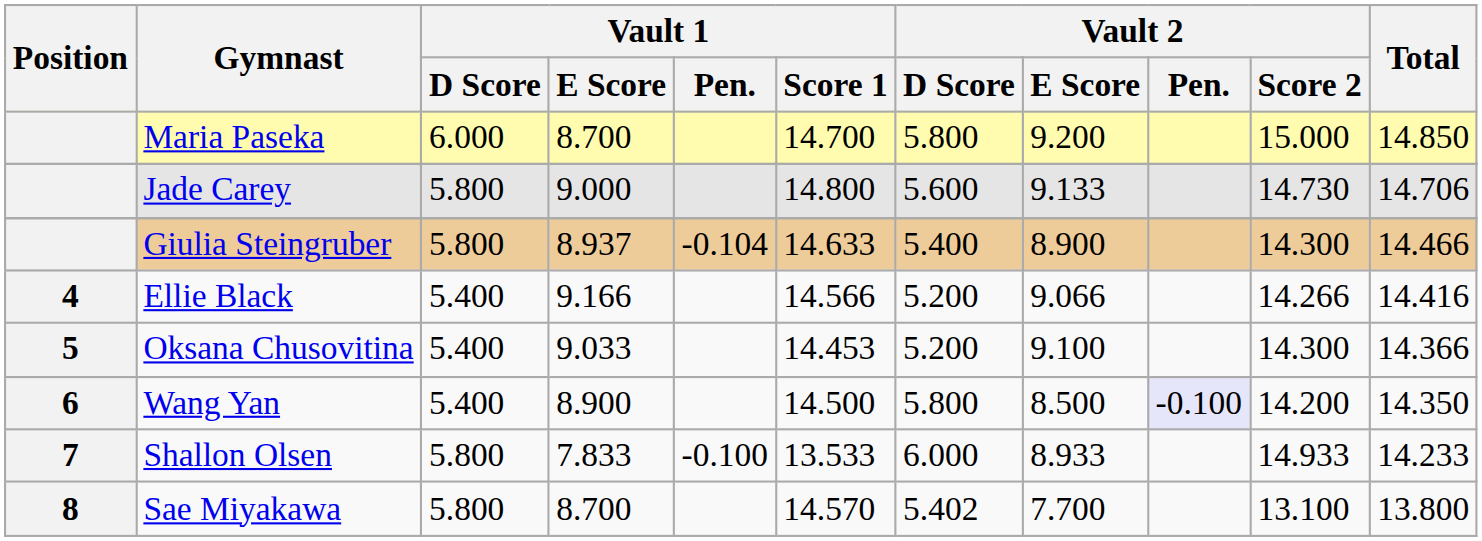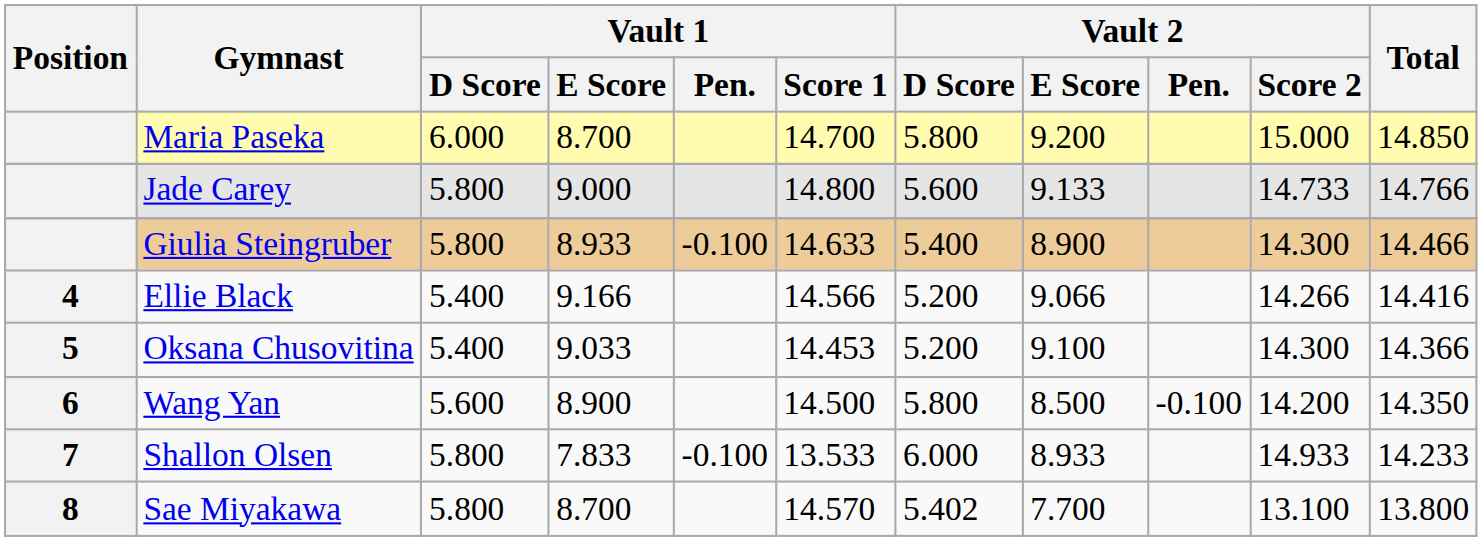(1303, 190) 14.730 -> (1303, 190) 14.733
(1423, 190) 14.706 -> (1423, 190) 14.766
(594, 243) 8.937 -> (594, 243) 8.933
(725, 243) -0.104 -> (725, 243) -0.100
(467, 402) 5.400 -> (467, 402) 5.600
(1199, 402) lavender background -> (1199, 402) no background
